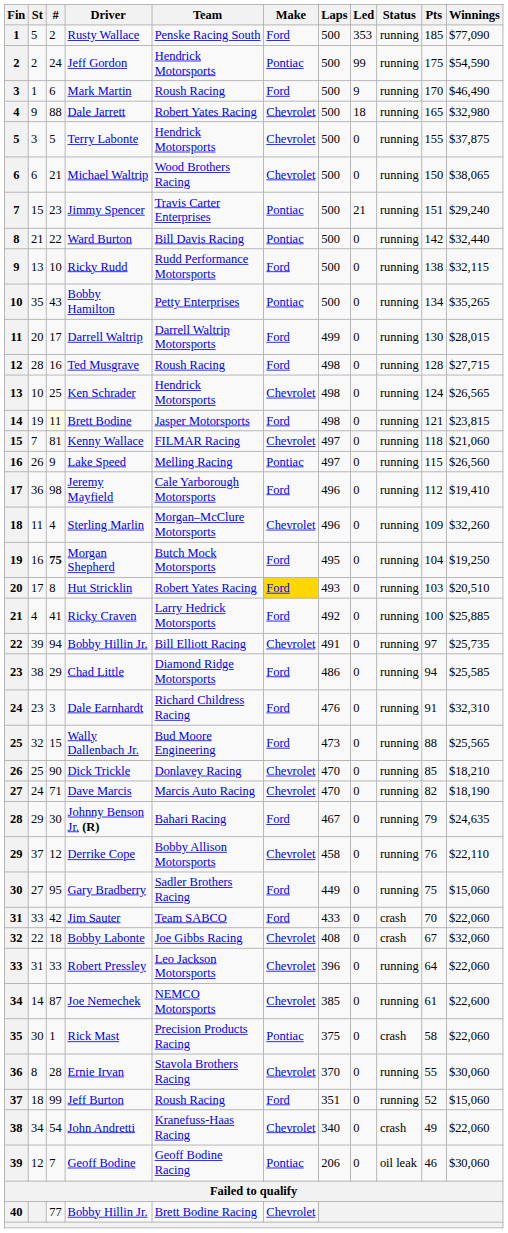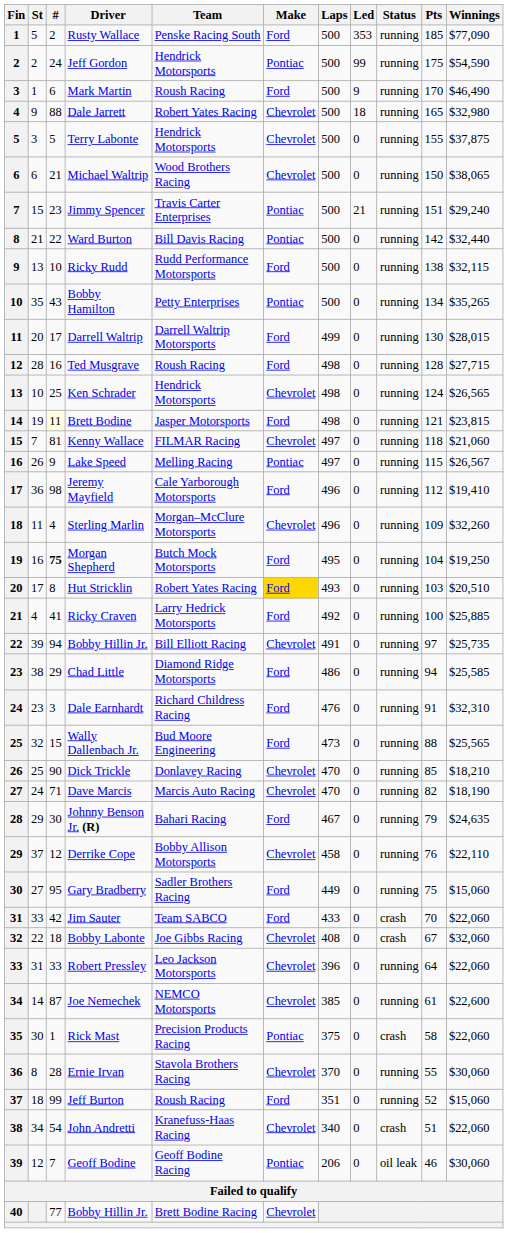(469, 461) $26,560 -> (469, 461) $26,567
(431, 1128) 49 -> (431, 1128) 51
